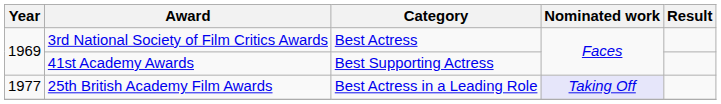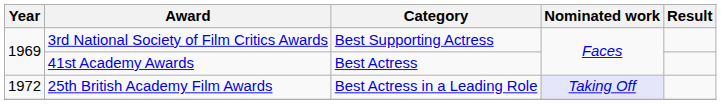(376, 39) Best Actress -> (414, 39) Best Supporting Actress
(414, 63) Best Supporting Actress -> (376, 63) Best Actress
(24, 87) 1977 -> (24, 87) 1972
